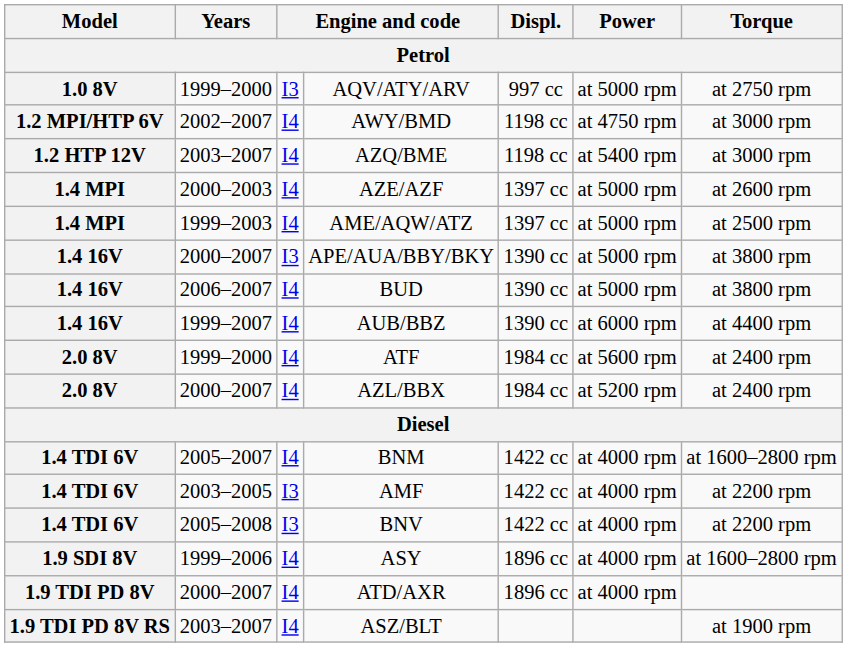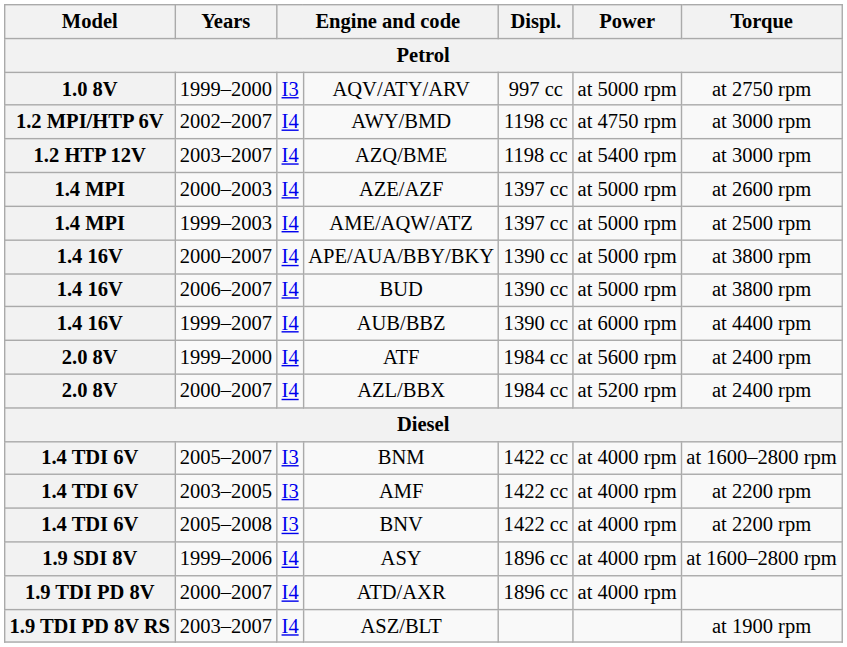(290, 255) I3 -> (290, 255) I4
(290, 457) I4 -> (290, 457) I3
